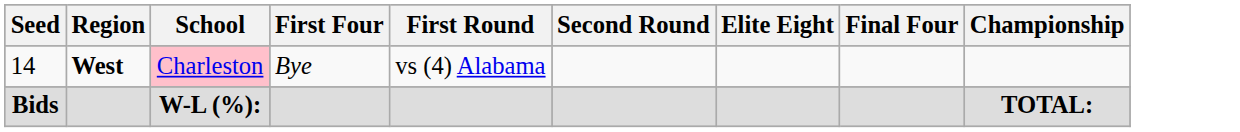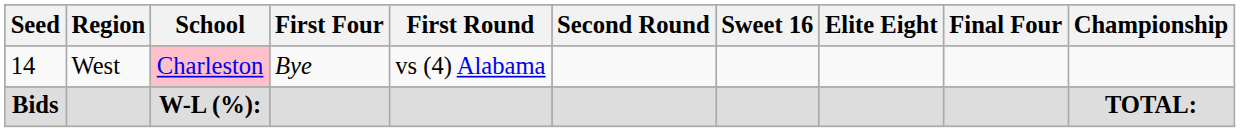+ column: (767, 25)
(97, 65) bold -> (96, 65) normal
